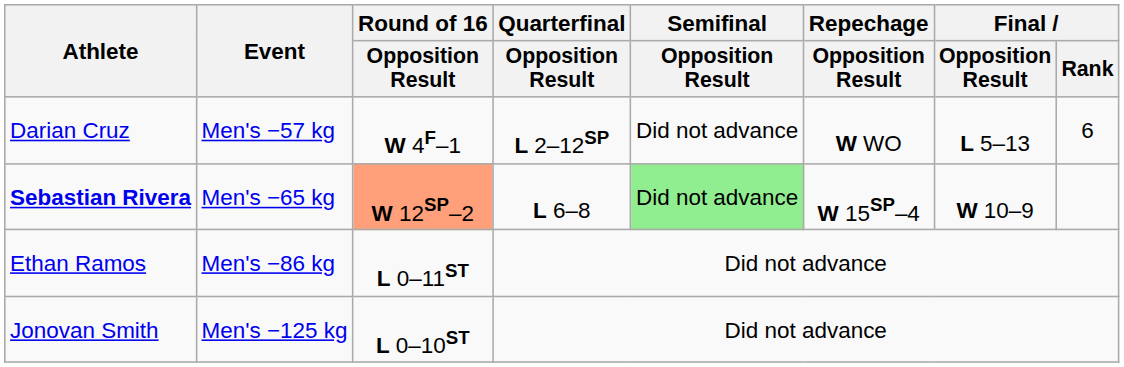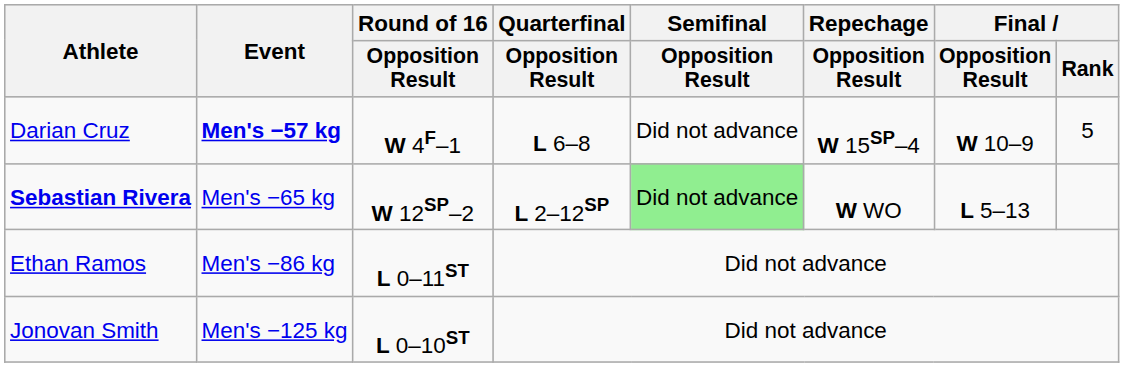(268, 131) normal -> (271, 131) bold
(562, 143) L 2–12SP -> (562, 143) L 6–8
(869, 143) W WO -> (869, 143) W 15SP–4
(995, 143) L 5–13 -> (995, 143) W 10–9
(1087, 131) 6 -> (1087, 131) 5
(423, 210) lightsalmon background -> (423, 210) no background
(562, 210) L 6–8 -> (562, 210) L 2–12SP
(869, 210) W 15SP–4 -> (869, 210) W WO
(995, 210) W 10–9 -> (995, 210) L 5–13
